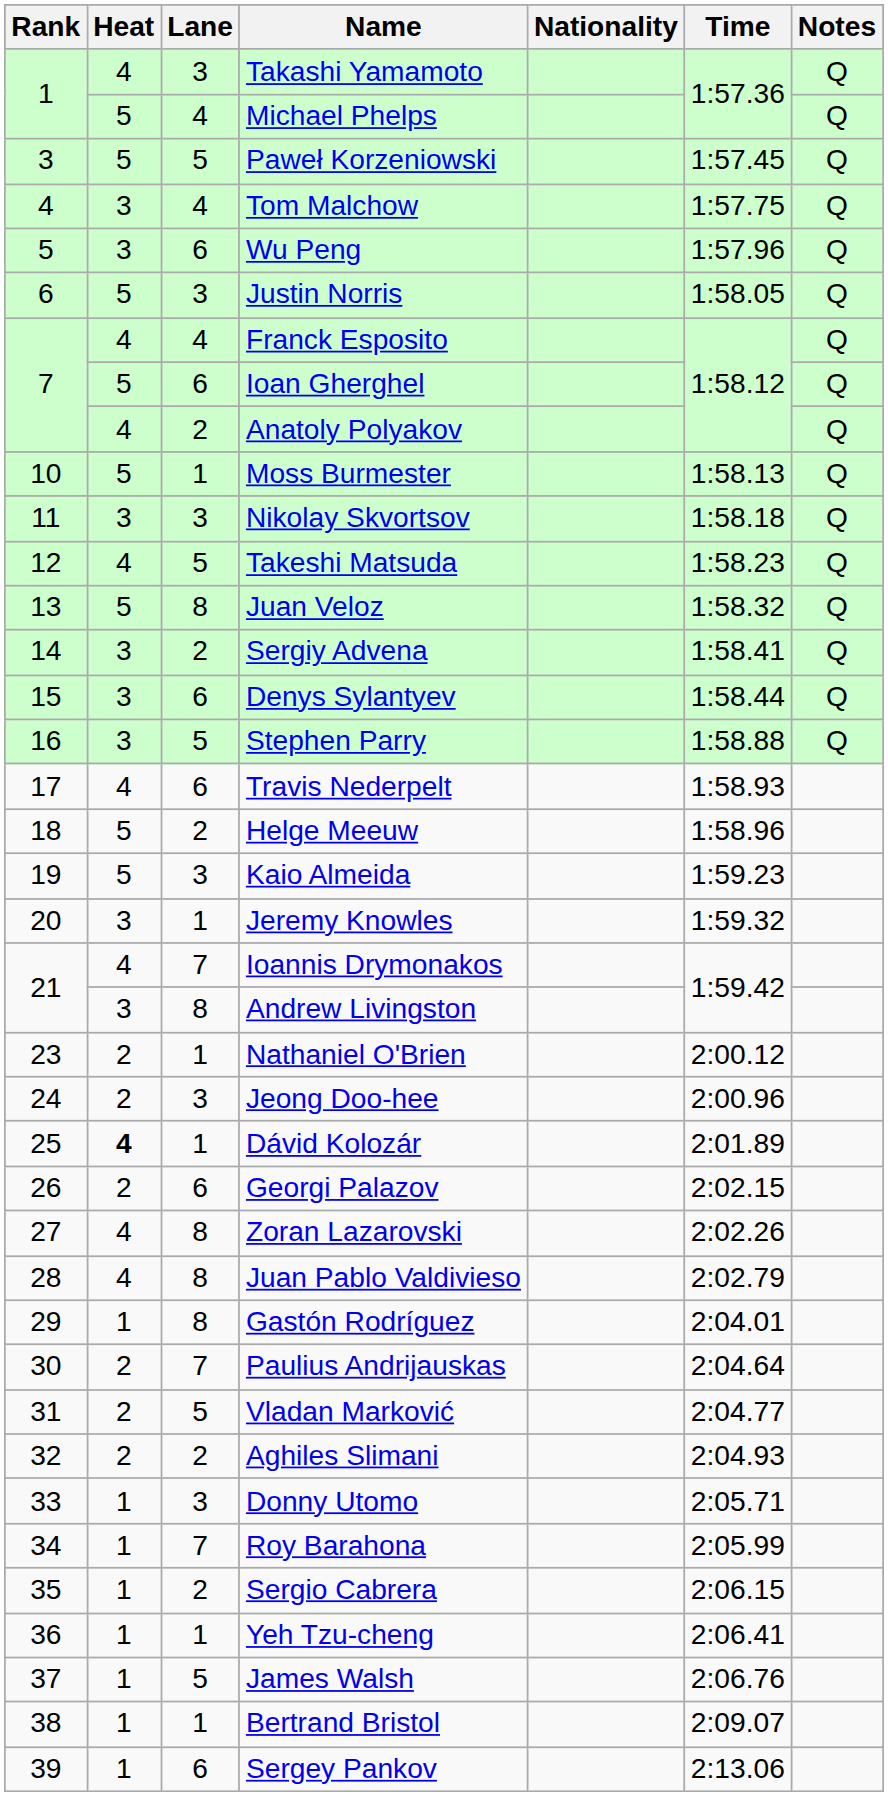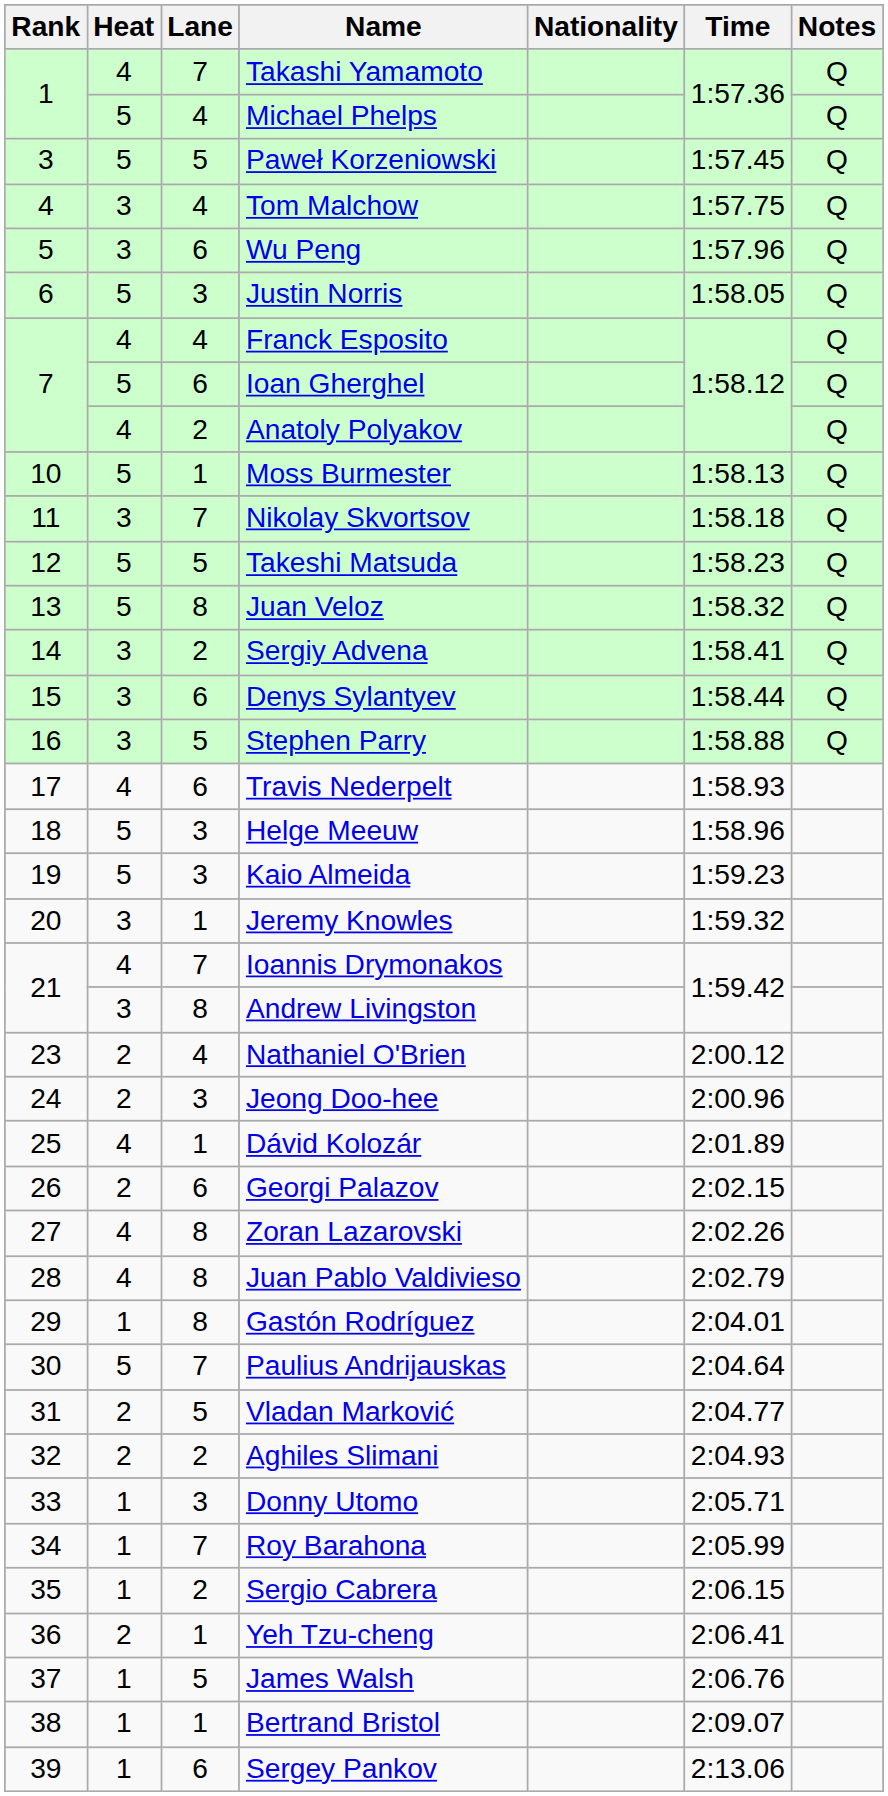(200, 71) 3 -> (200, 71) 7
(200, 518) 3 -> (200, 518) 7
(124, 562) 4 -> (124, 562) 5
(200, 830) 2 -> (200, 830) 3
(200, 1054) 1 -> (200, 1054) 4
(124, 1143) bold -> (124, 1143) normal
(124, 1366) 2 -> (124, 1366) 5
(124, 1634) 1 -> (124, 1634) 2
